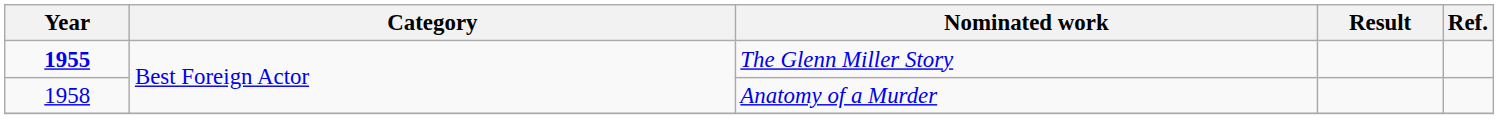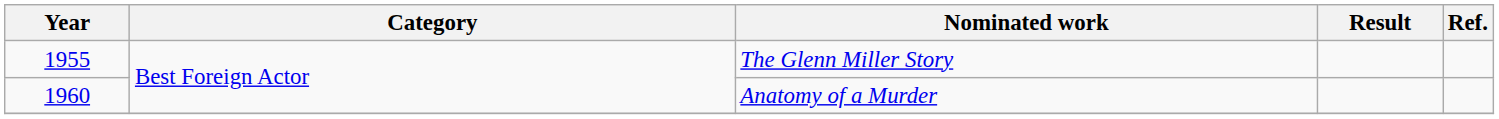(67, 58) bold -> (67, 58) normal
(67, 95) 1958 -> (67, 95) 1960
